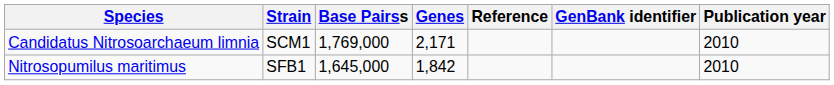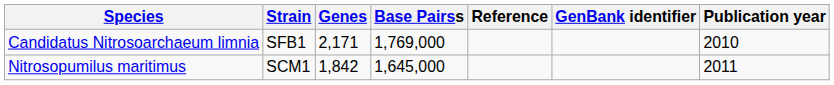columns swapped: (363, 17) <-> (440, 17)
(288, 42) SCM1 -> (286, 42) SFB1
(286, 67) SFB1 -> (288, 67) SCM1
(721, 67) 2010 -> (721, 67) 2011
